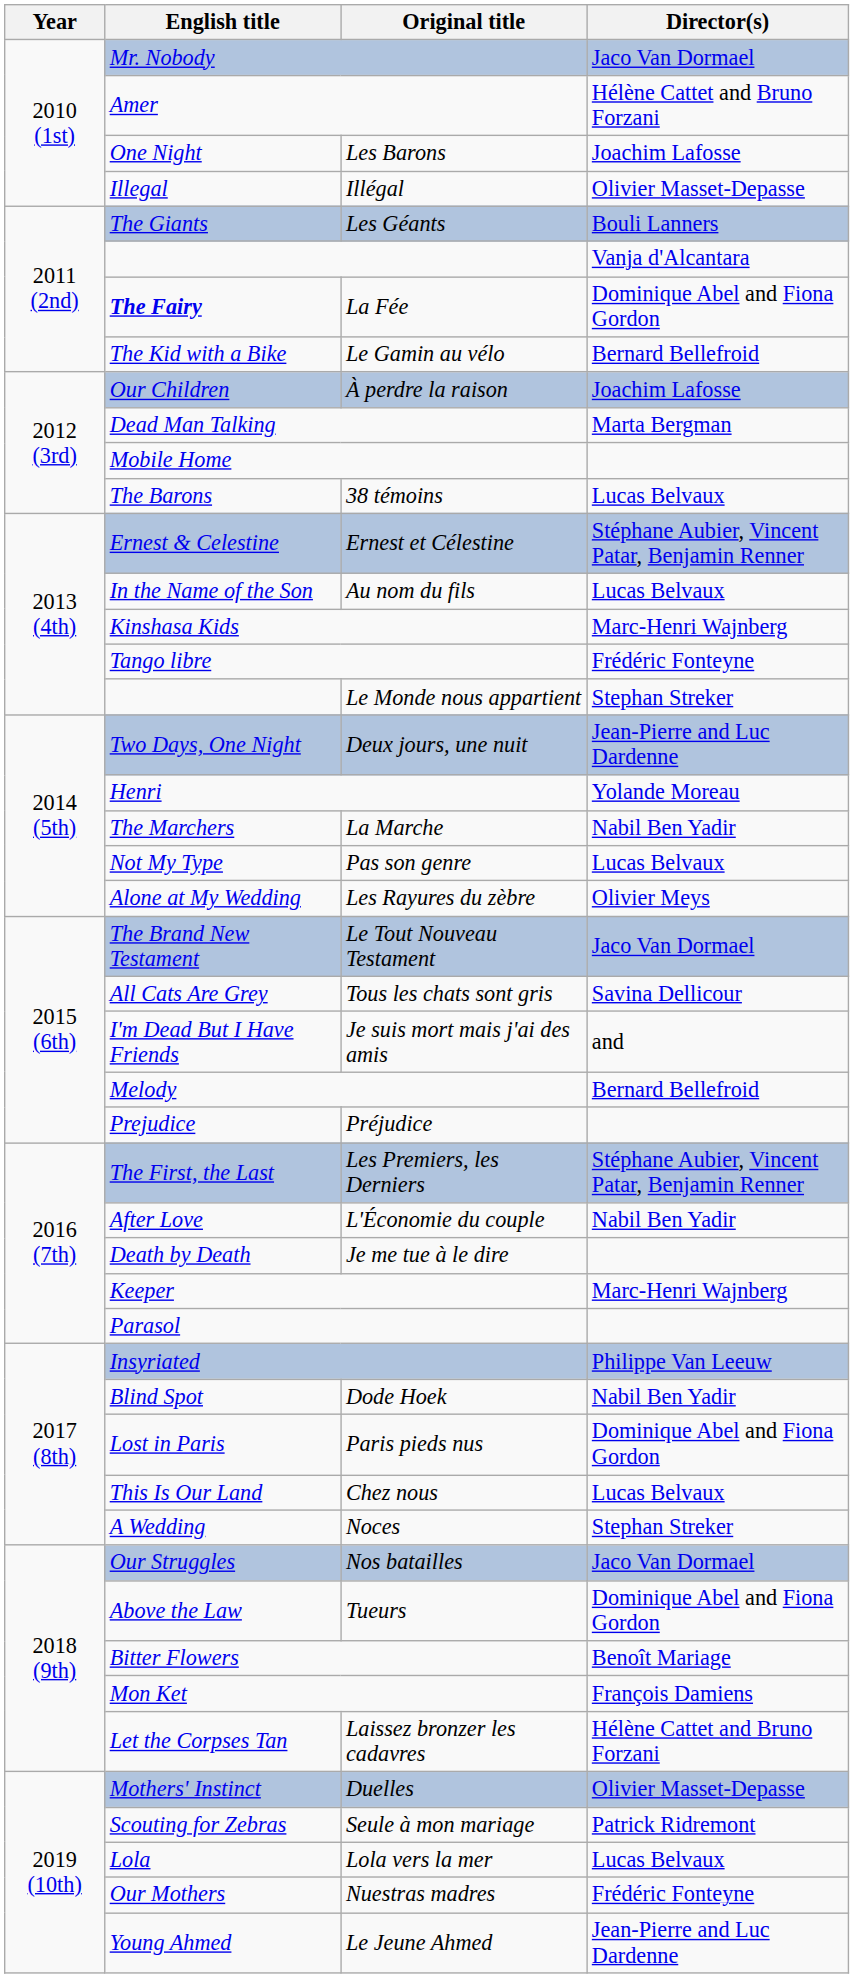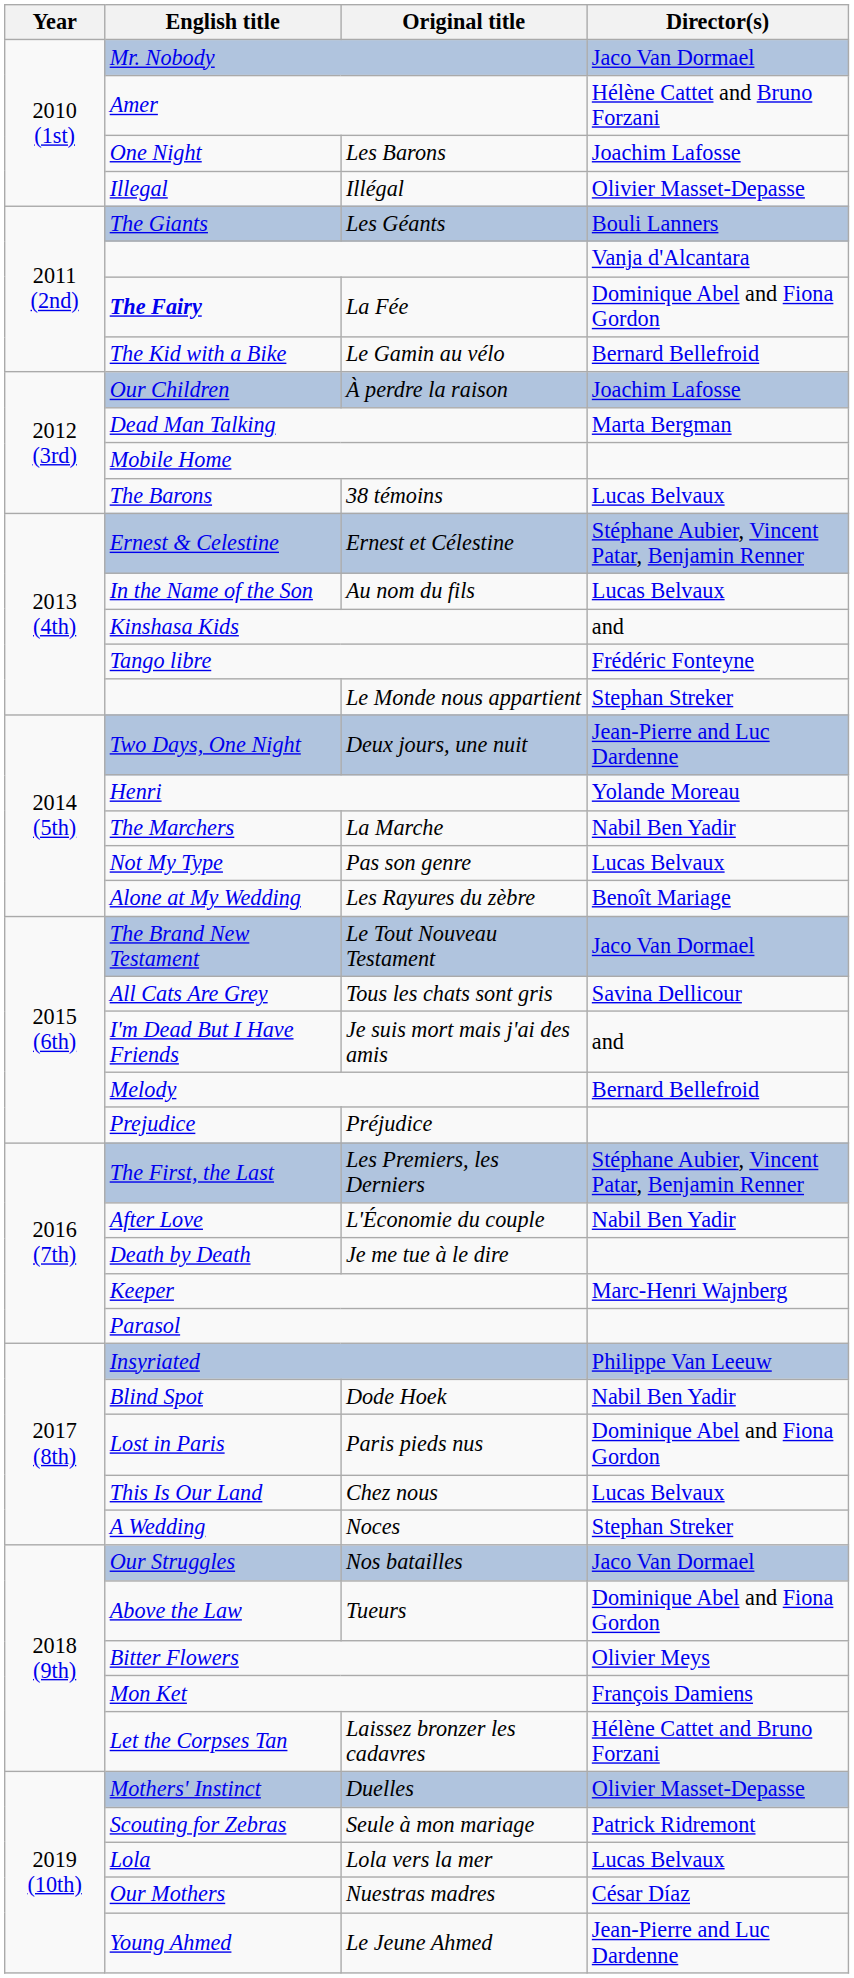(690, 626) Marc-Henri Wajnberg -> (608, 626) and
(651, 898) Olivier Meys -> (661, 898) Benoît Mariage
(661, 1658) Benoît Mariage -> (651, 1658) Olivier Meys
(673, 1894) Frédéric Fonteyne -> (641, 1894) César Díaz
